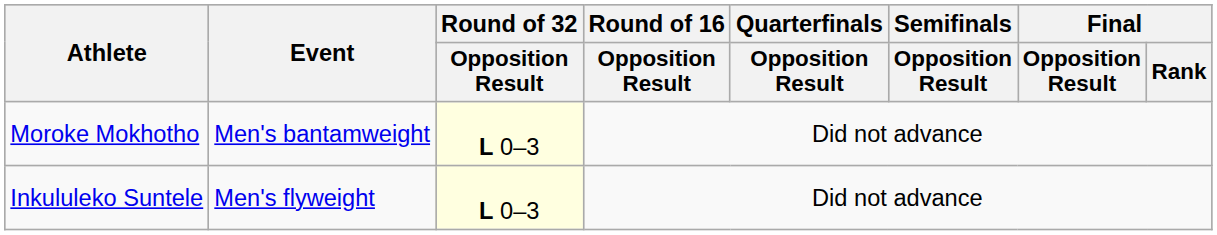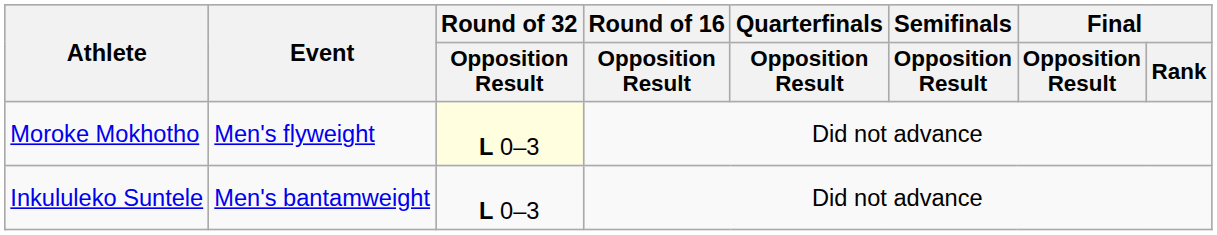(322, 134) Men's bantamweight -> (295, 134) Men's flyweight
(295, 198) Men's flyweight -> (322, 198) Men's bantamweight
(509, 211) lightyellow background -> (509, 211) no background
